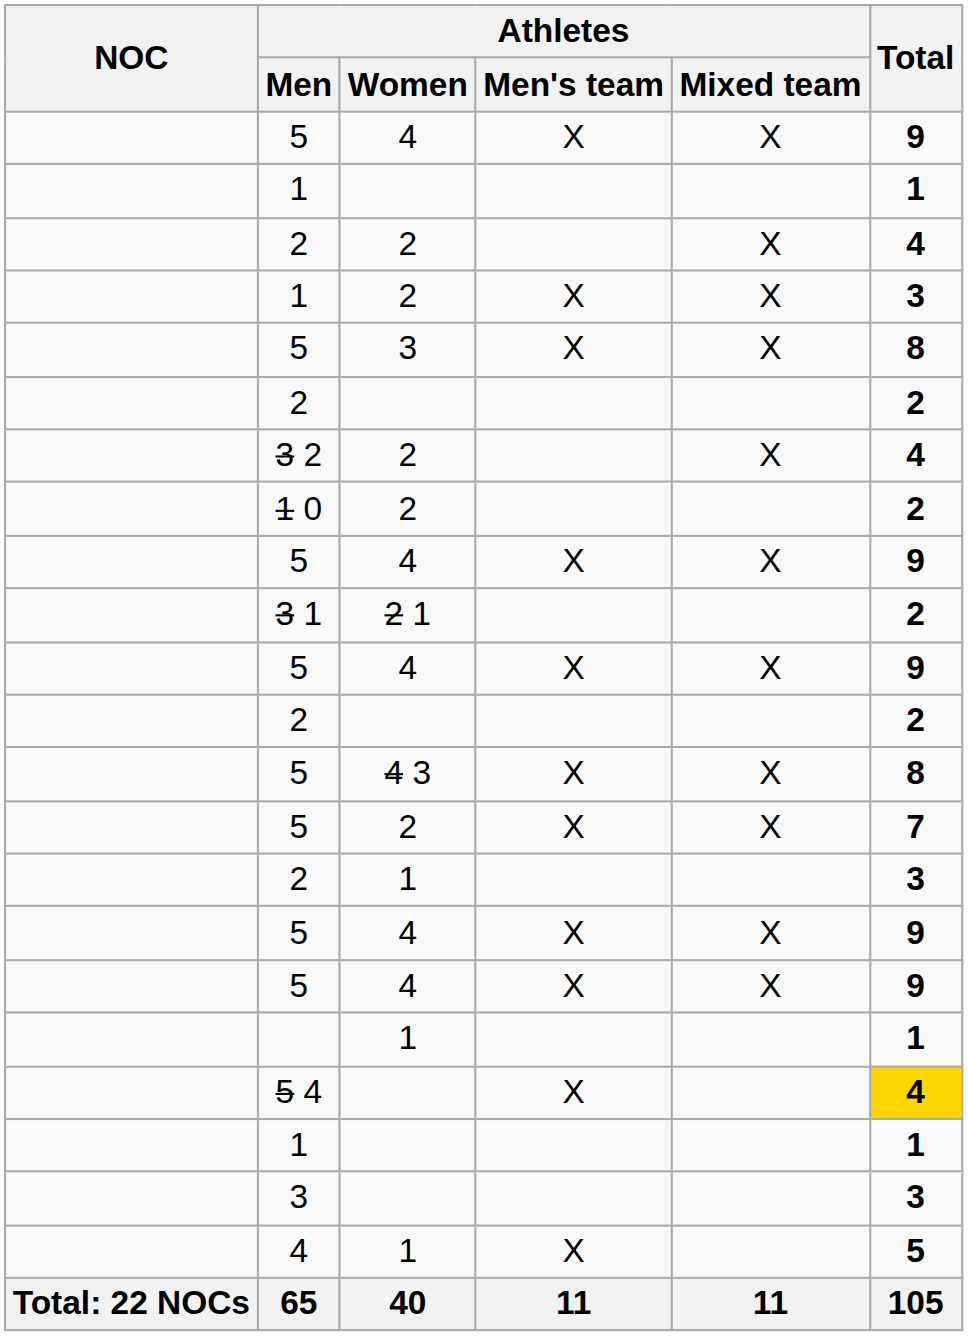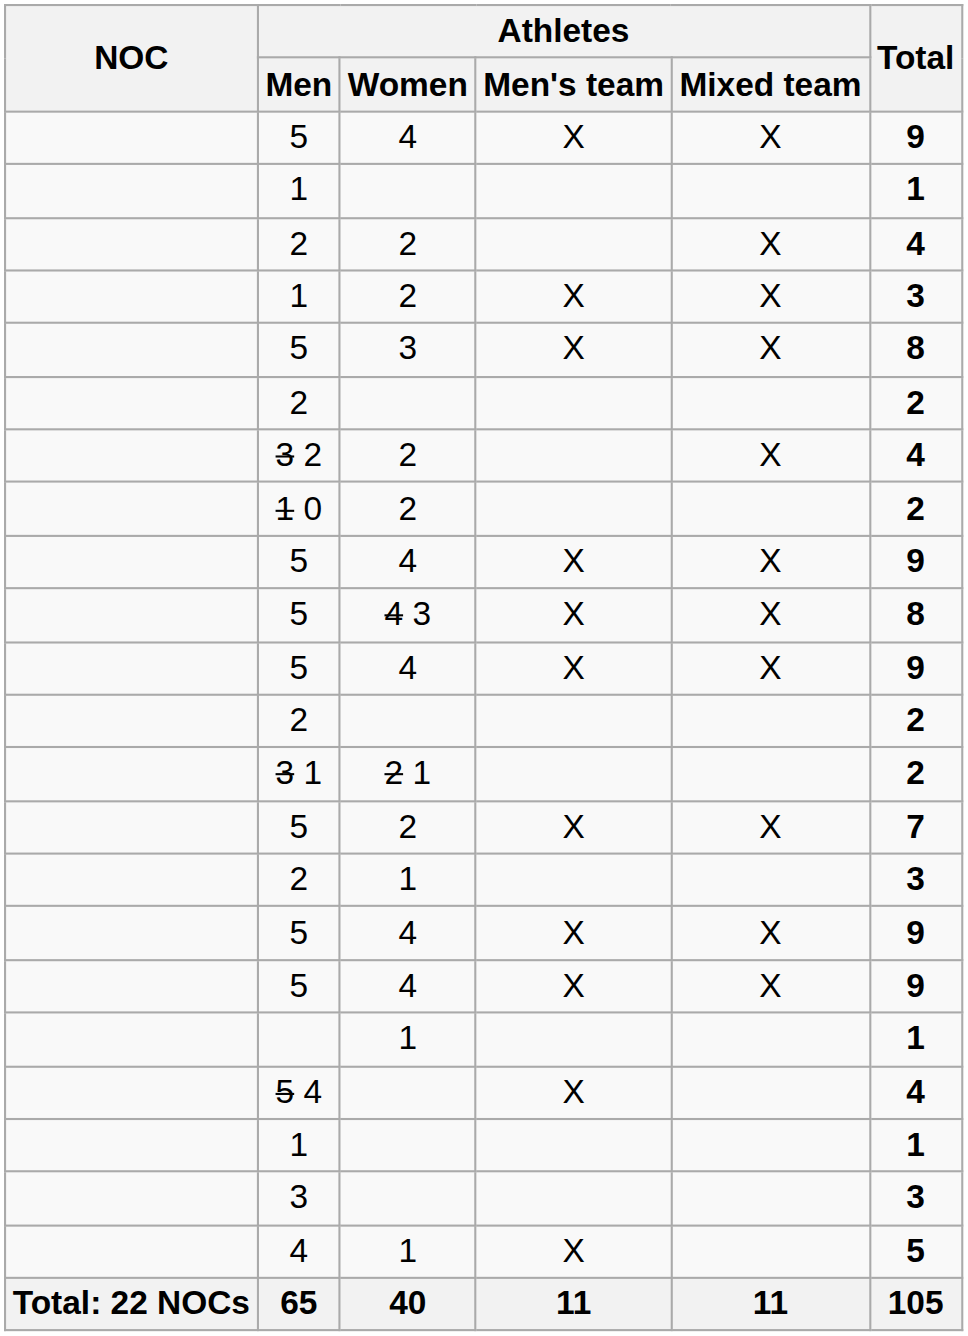rows swapped: (299, 614) <-> (299, 773)
(916, 1091) gold background -> (916, 1091) no background
